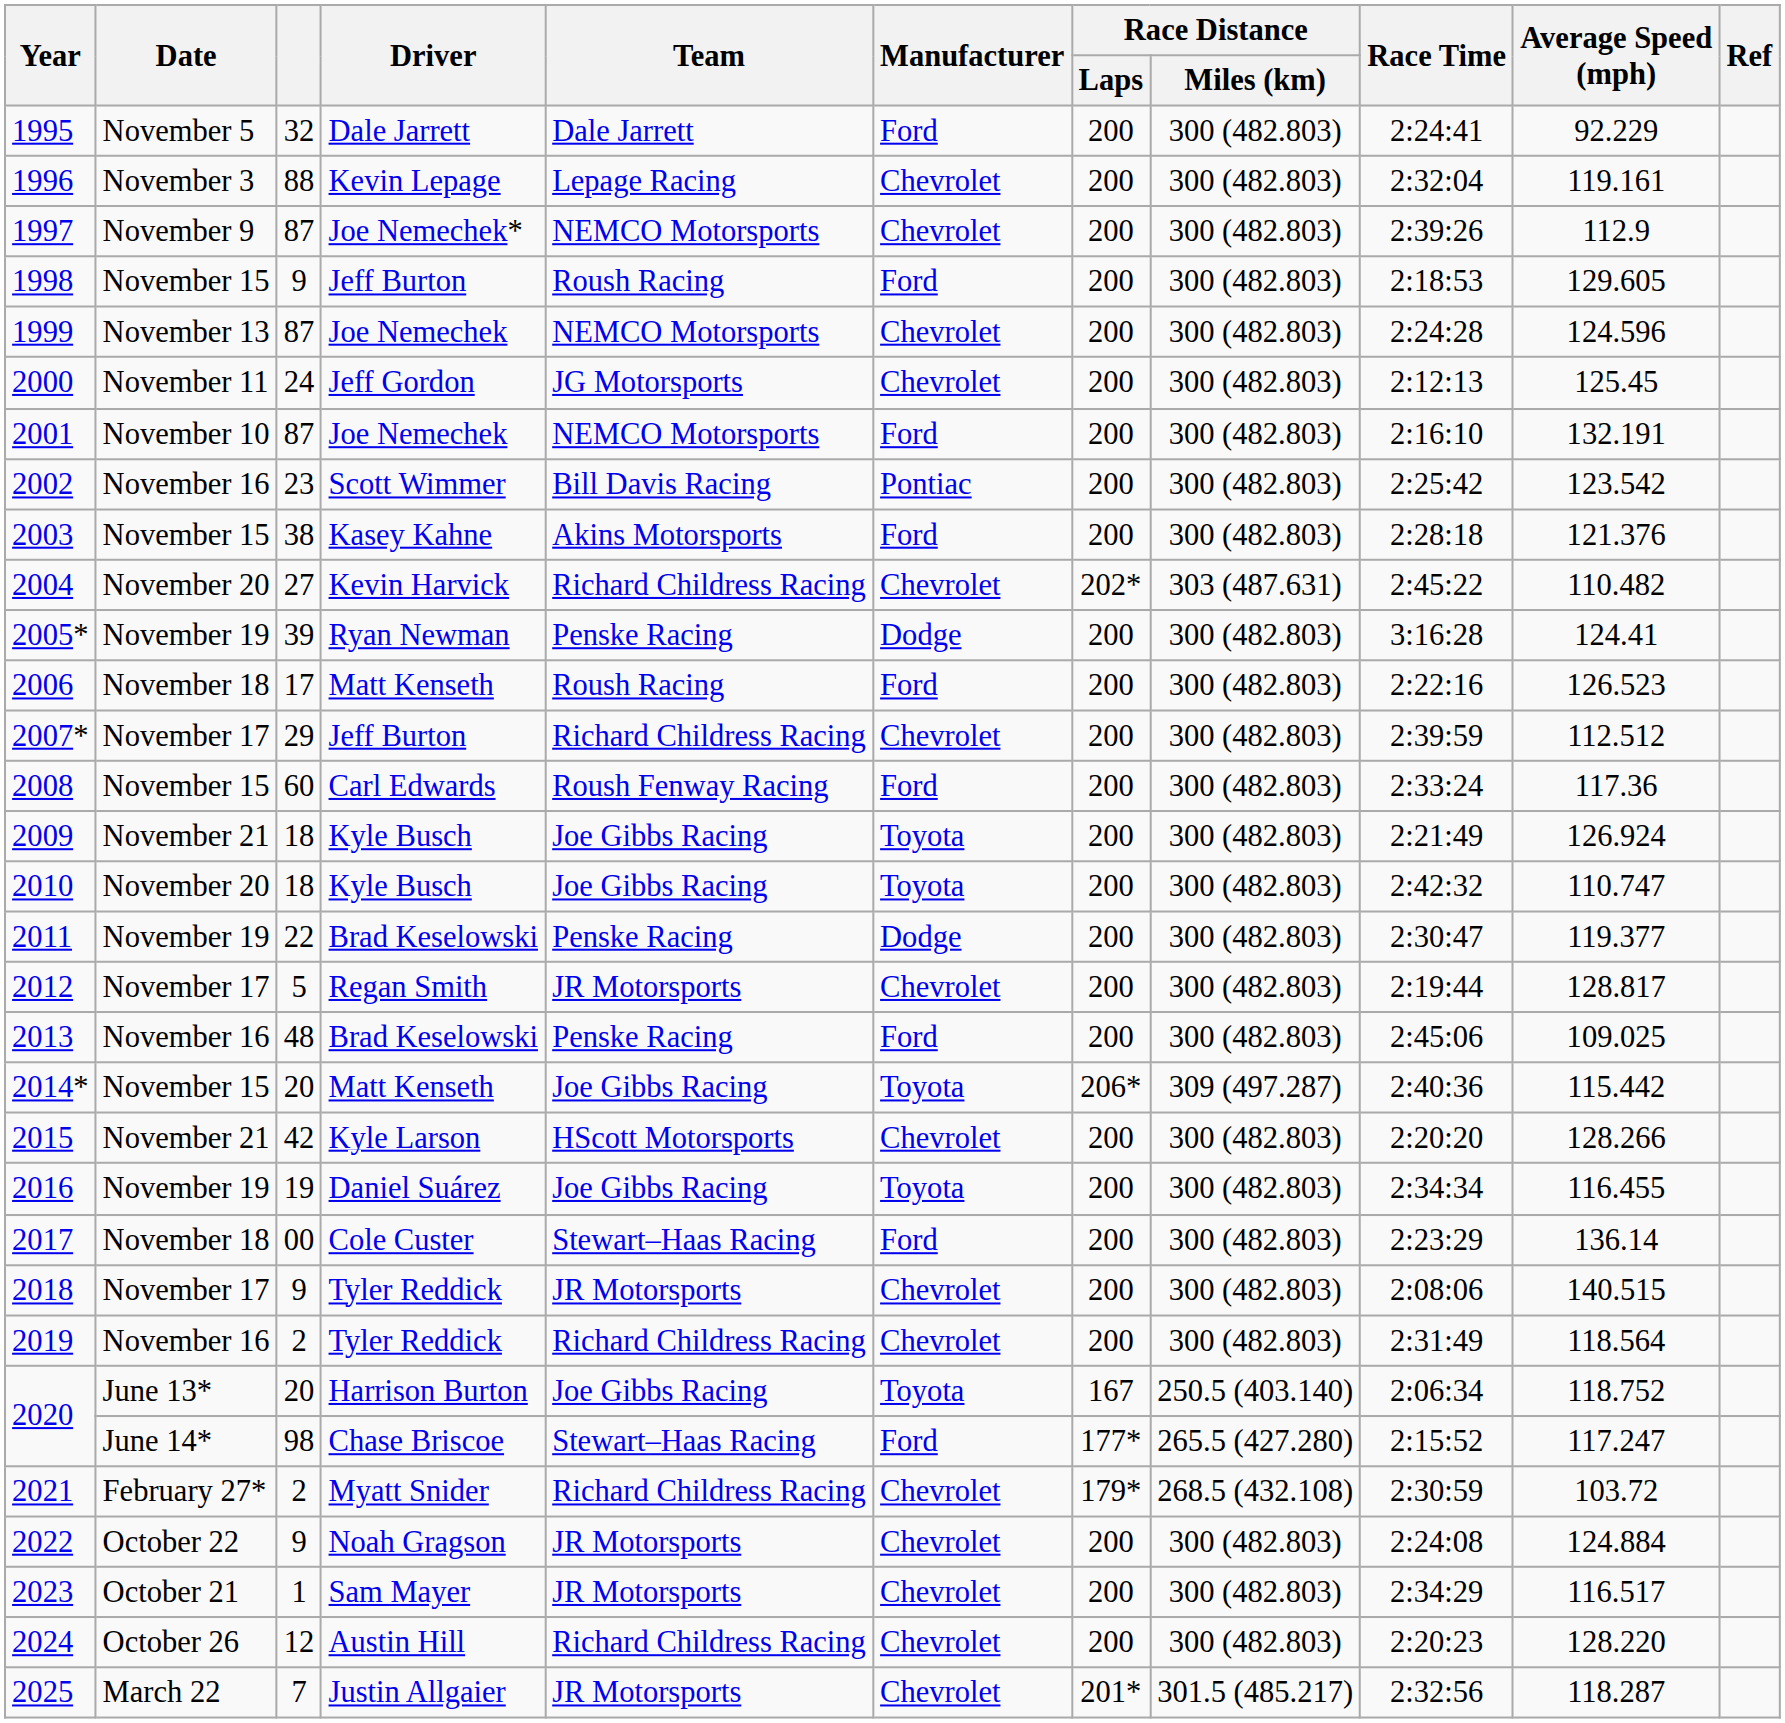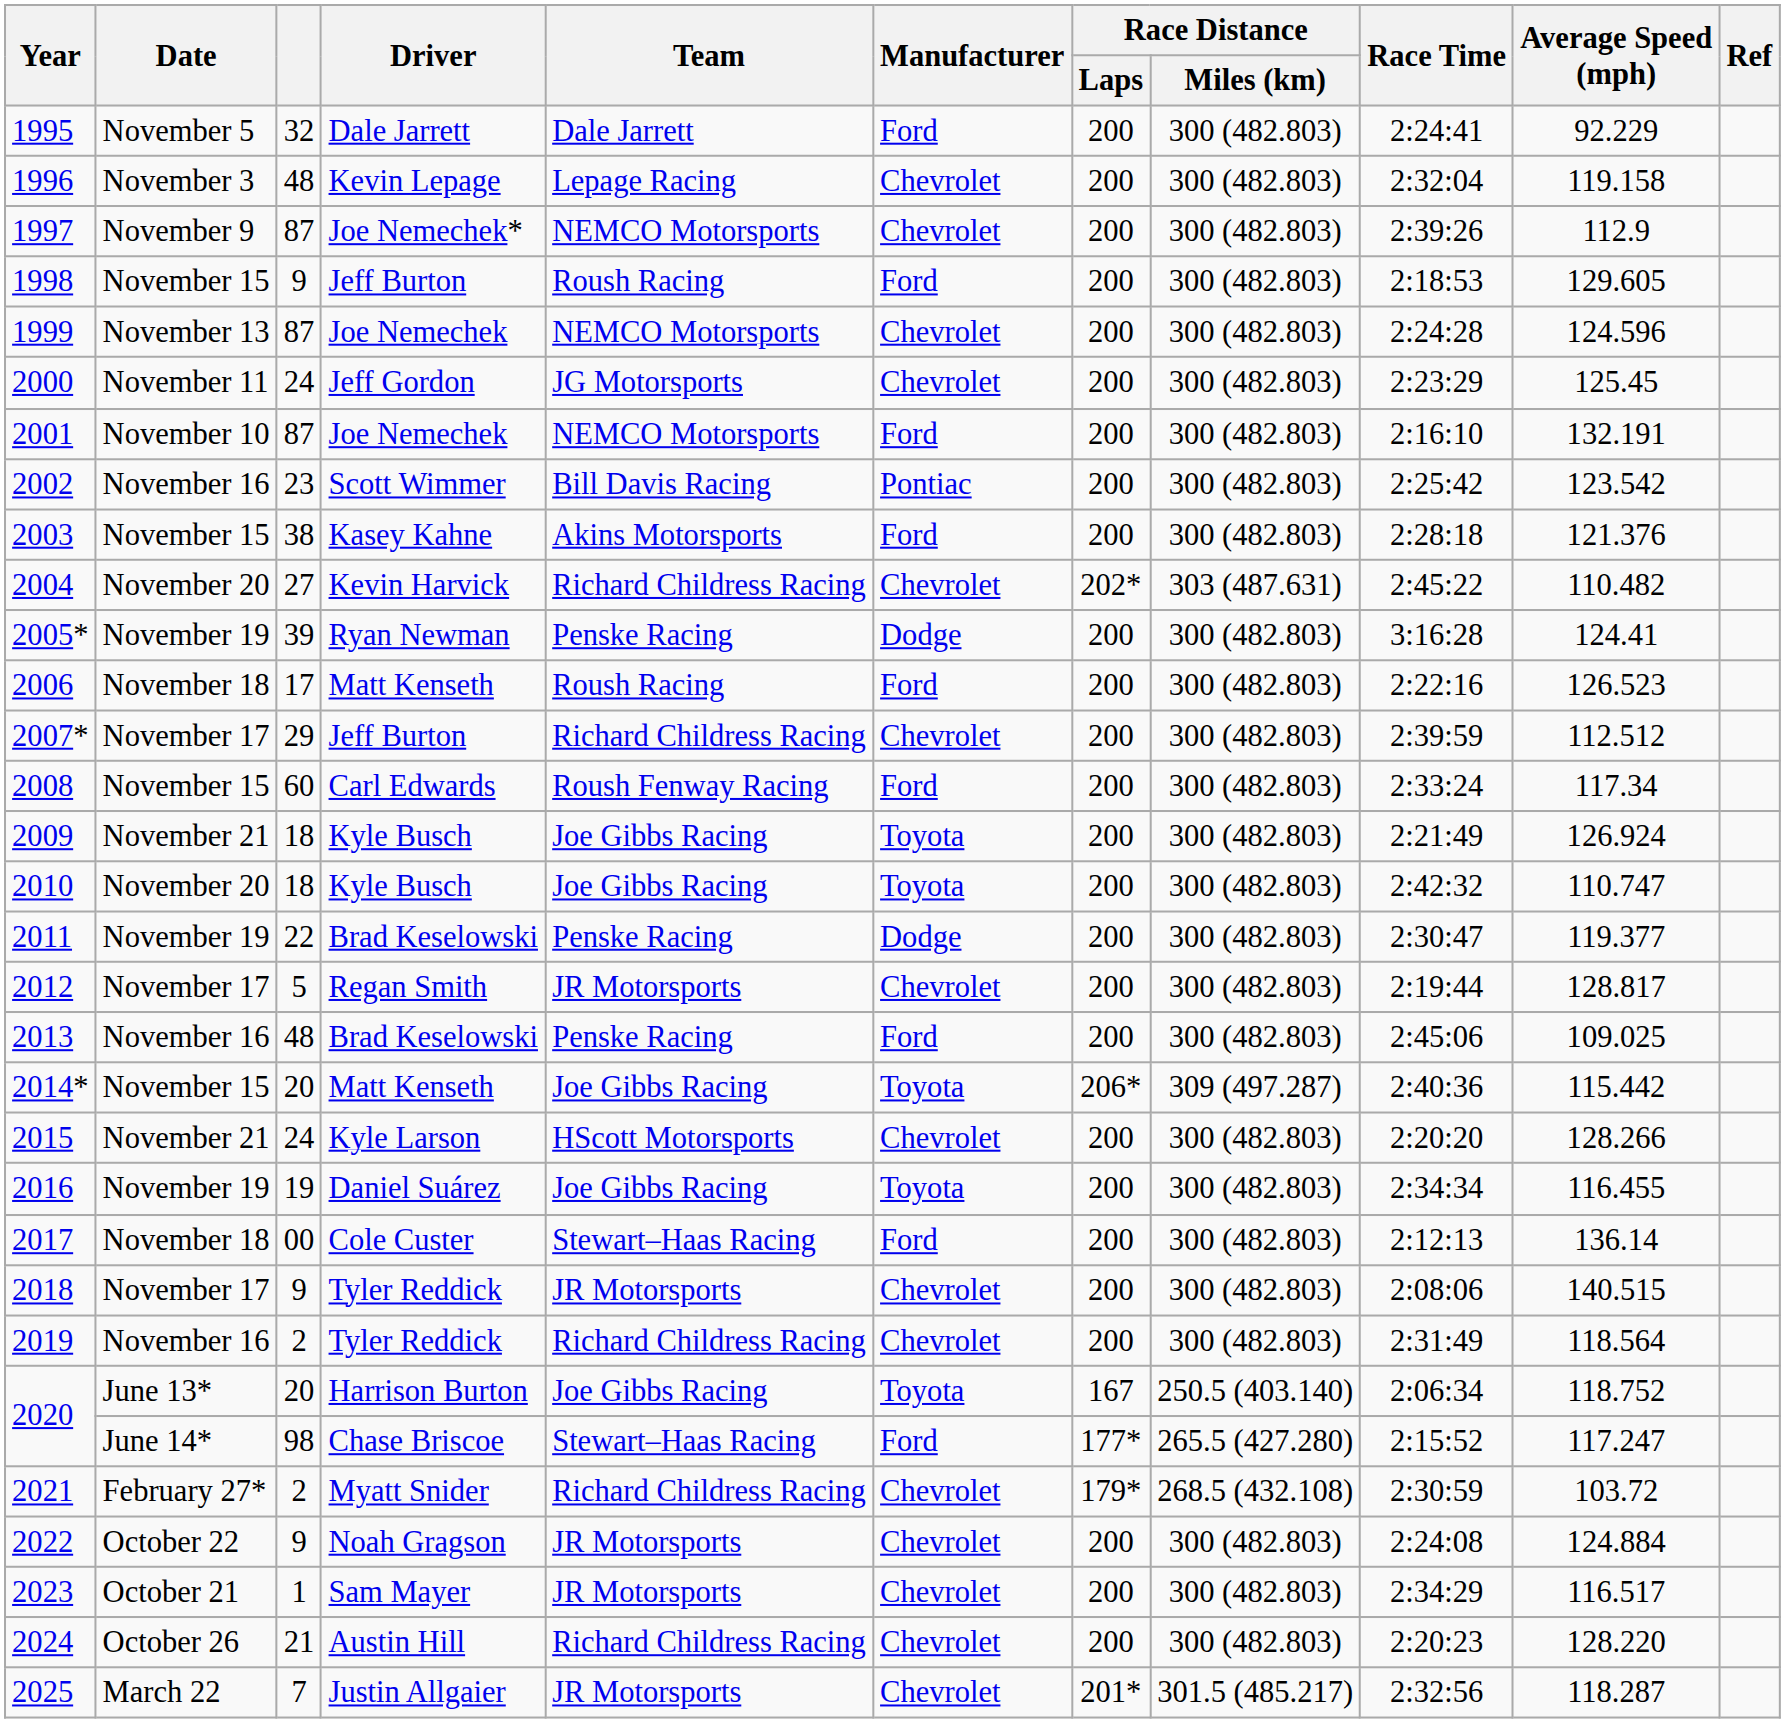(299, 181) 88 -> (299, 181) 48
(1616, 181) 119.161 -> (1616, 181) 119.158
(1437, 382) 2:12:13 -> (1437, 382) 2:23:29
(1616, 785) 117.36 -> (1616, 785) 117.34
(299, 1138) 42 -> (299, 1138) 24
(1437, 1238) 2:23:29 -> (1437, 1238) 2:12:13
(299, 1641) 12 -> (299, 1641) 21
